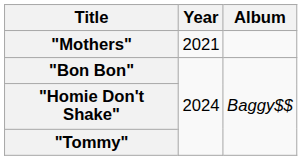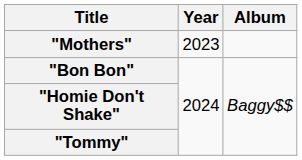(201, 44) 2021 -> (201, 44) 2023
